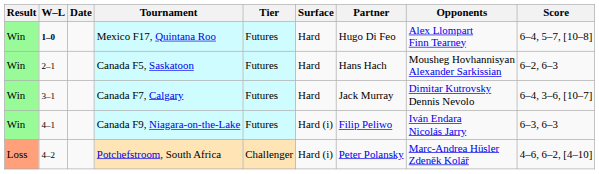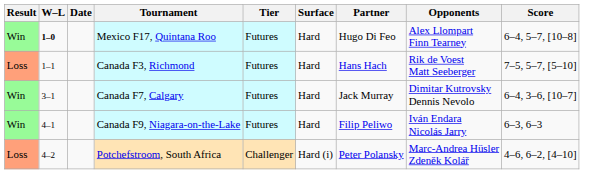+ row: (146, 65)
- row: (145, 65)
(315, 124) Hard (i) -> (309, 124) Hard
